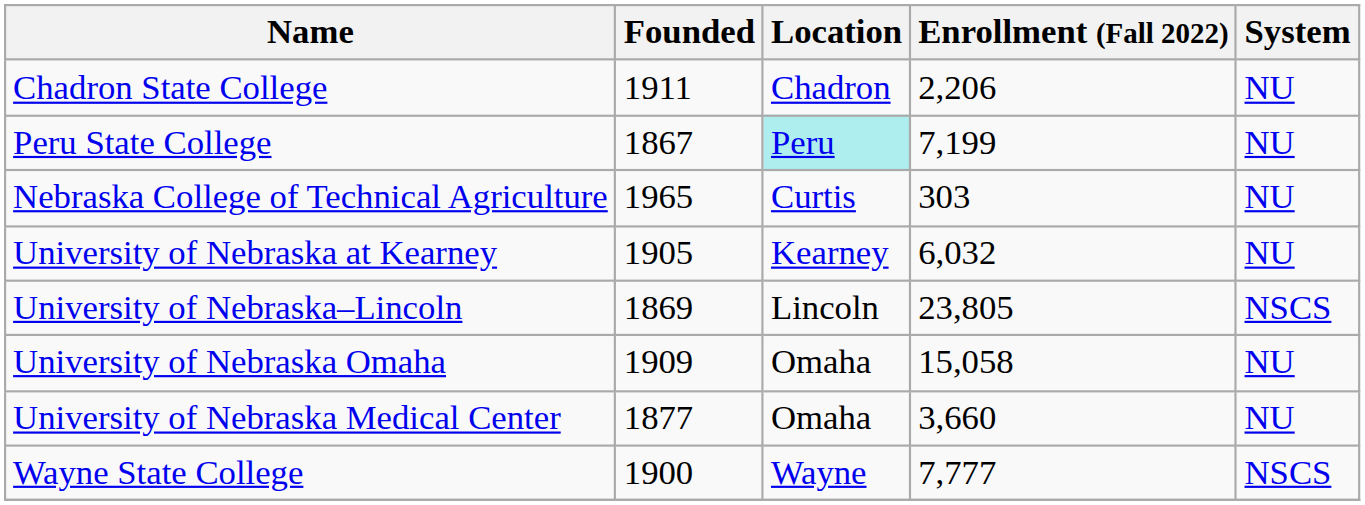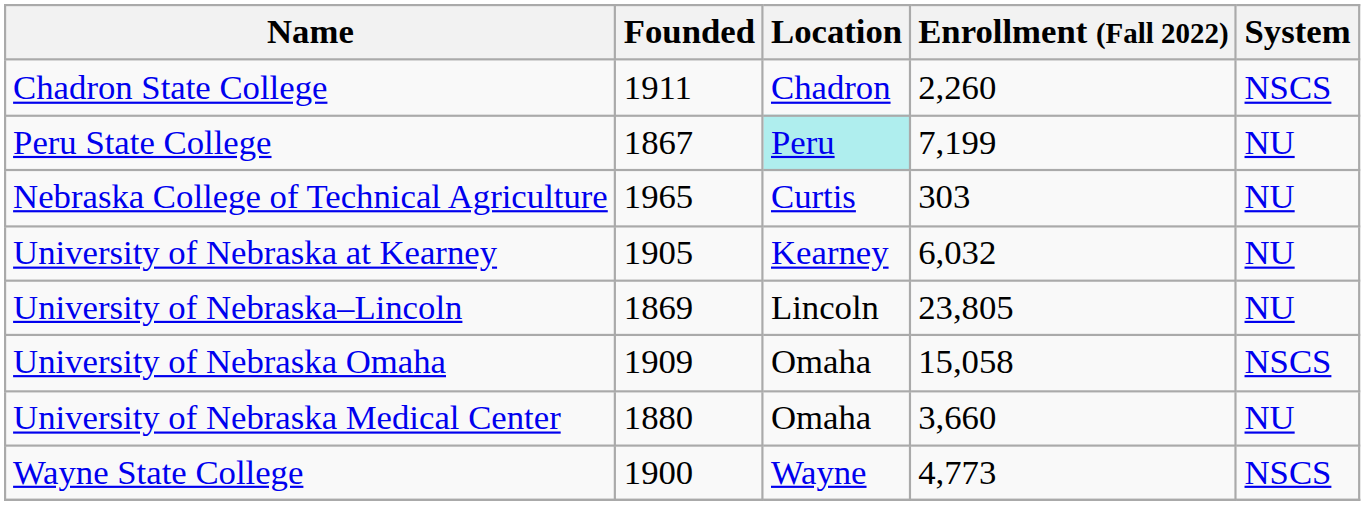(957, 87) 2,206 -> (957, 87) 2,260
(1270, 87) NU -> (1288, 87) NSCS
(1288, 307) NSCS -> (1270, 307) NU
(1270, 362) NU -> (1288, 362) NSCS
(658, 417) 1877 -> (658, 417) 1880
(957, 472) 7,777 -> (957, 472) 4,773
